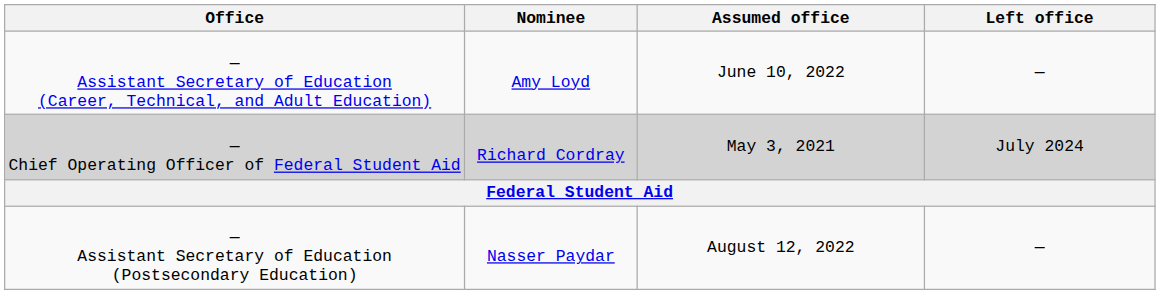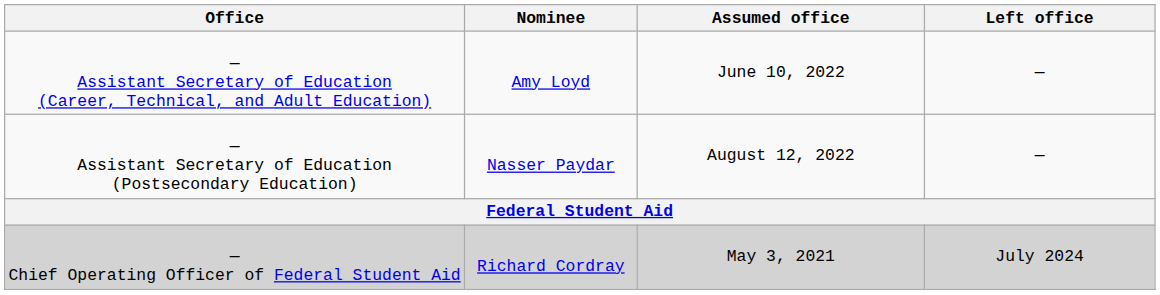rows swapped: (235, 257) <-> (235, 156)
